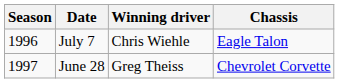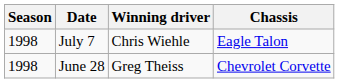(23, 41) 1996 -> (23, 41) 1998
(23, 66) 1997 -> (23, 66) 1998
